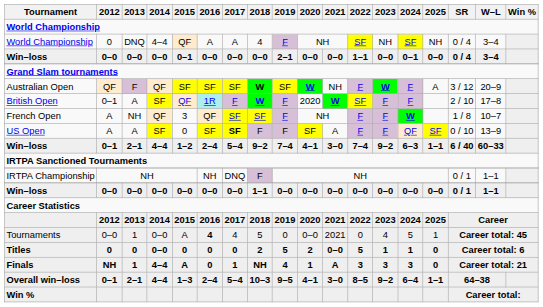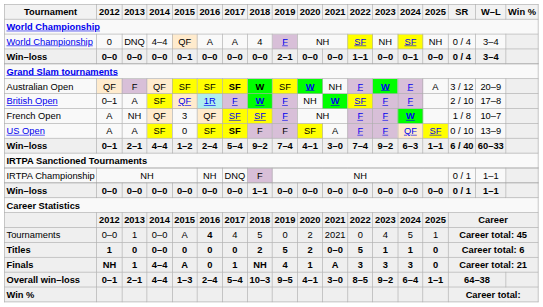(235, 86) normal -> (235, 86) bold
(310, 101) 2020 -> (310, 101) NH
(310, 235) 0–0 -> (310, 235) 2
(109, 250) 0 -> (109, 250) 1
